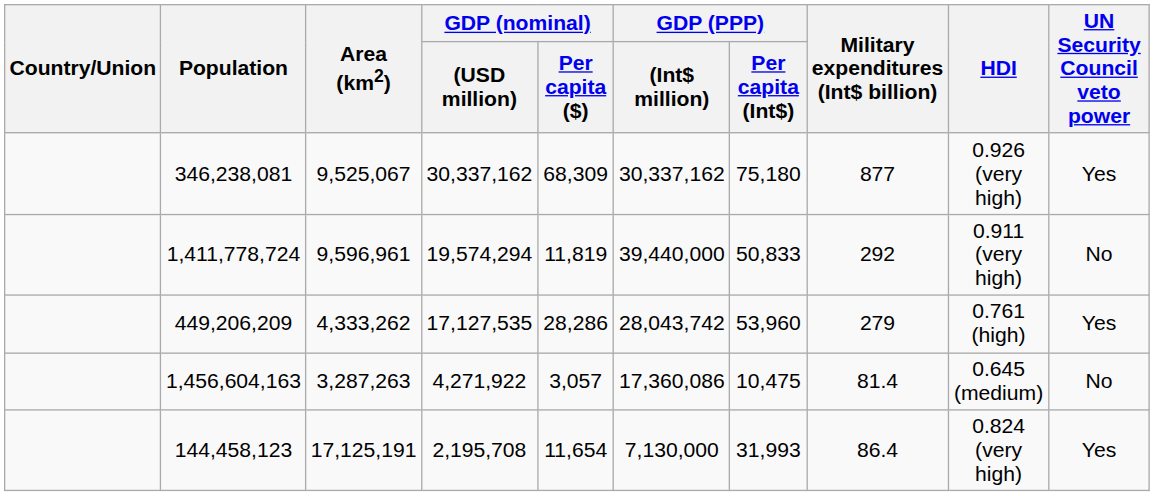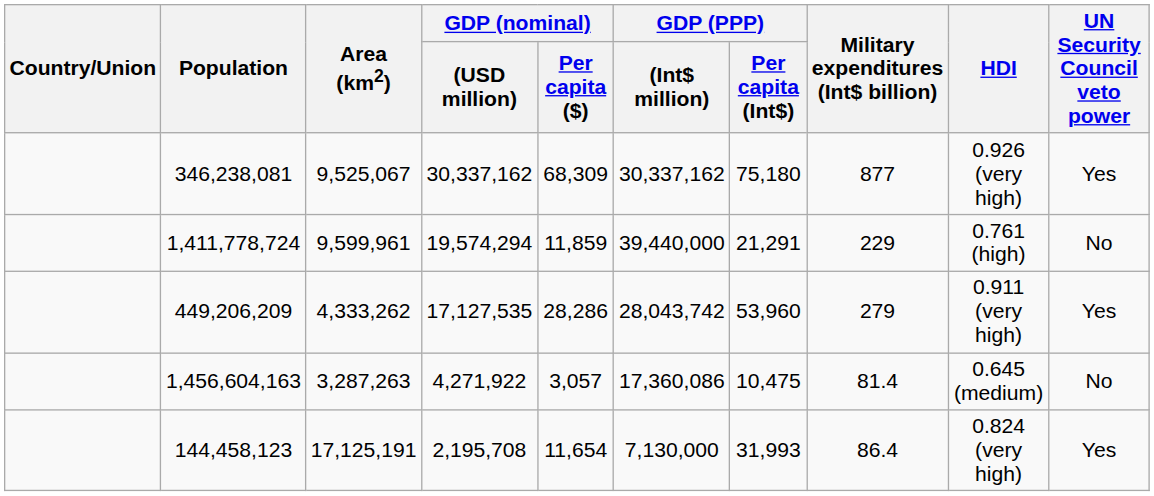(364, 254) 9,596,961 -> (364, 242) 9,599,961
(576, 254) 11,819 -> (576, 242) 11,859
(768, 254) 50,833 -> (768, 242) 21,291
(877, 254) 292 -> (877, 242) 229
(999, 254) 0.911 (very high) -> (999, 242) 0.761 (high)
(999, 323) 0.761 (high) -> (999, 311) 0.911 (very high)
